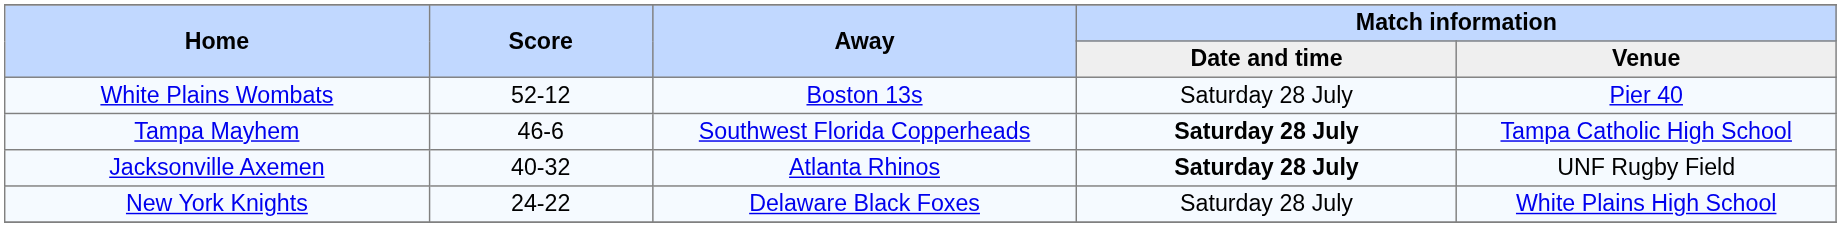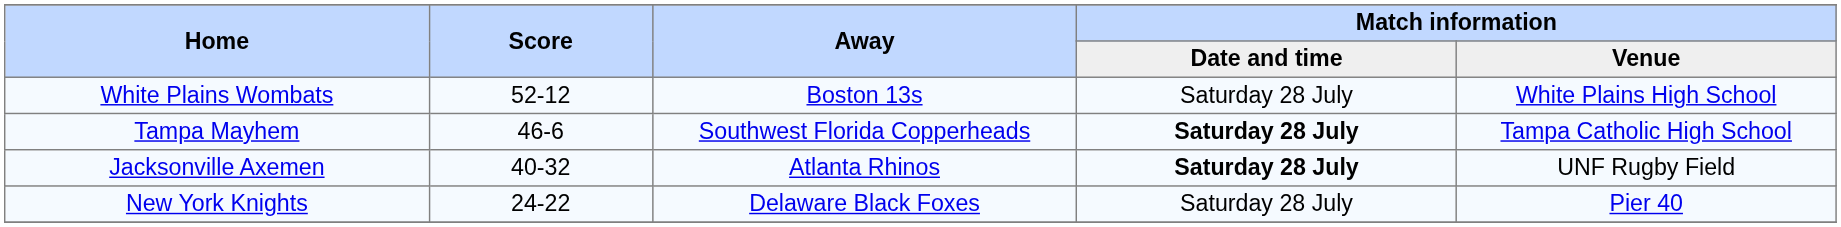(1646, 95) Pier 40 -> (1646, 95) White Plains High School
(1646, 203) White Plains High School -> (1646, 203) Pier 40
